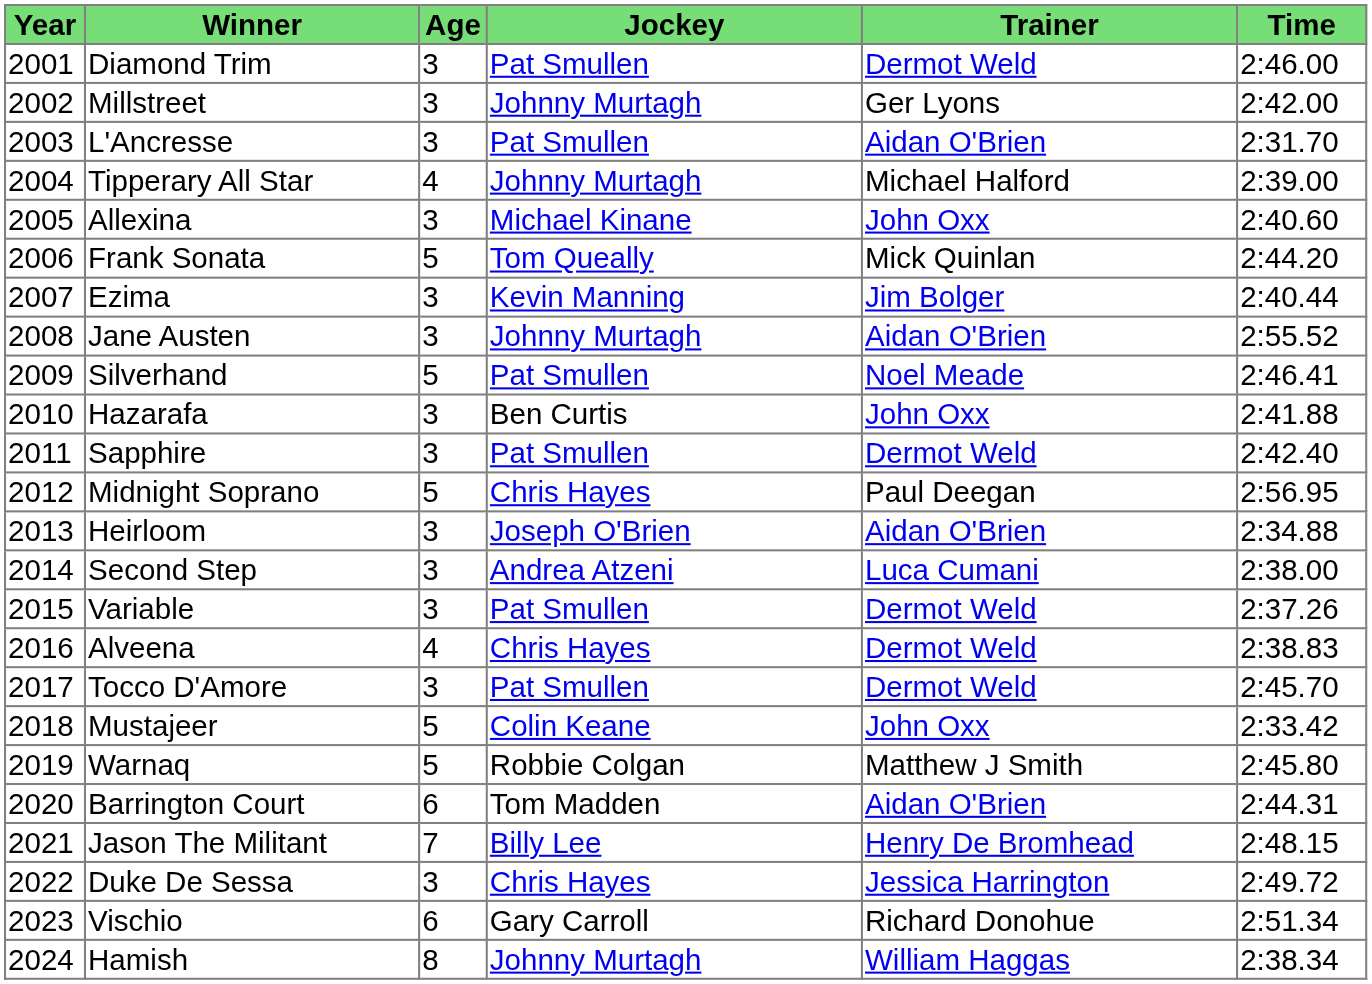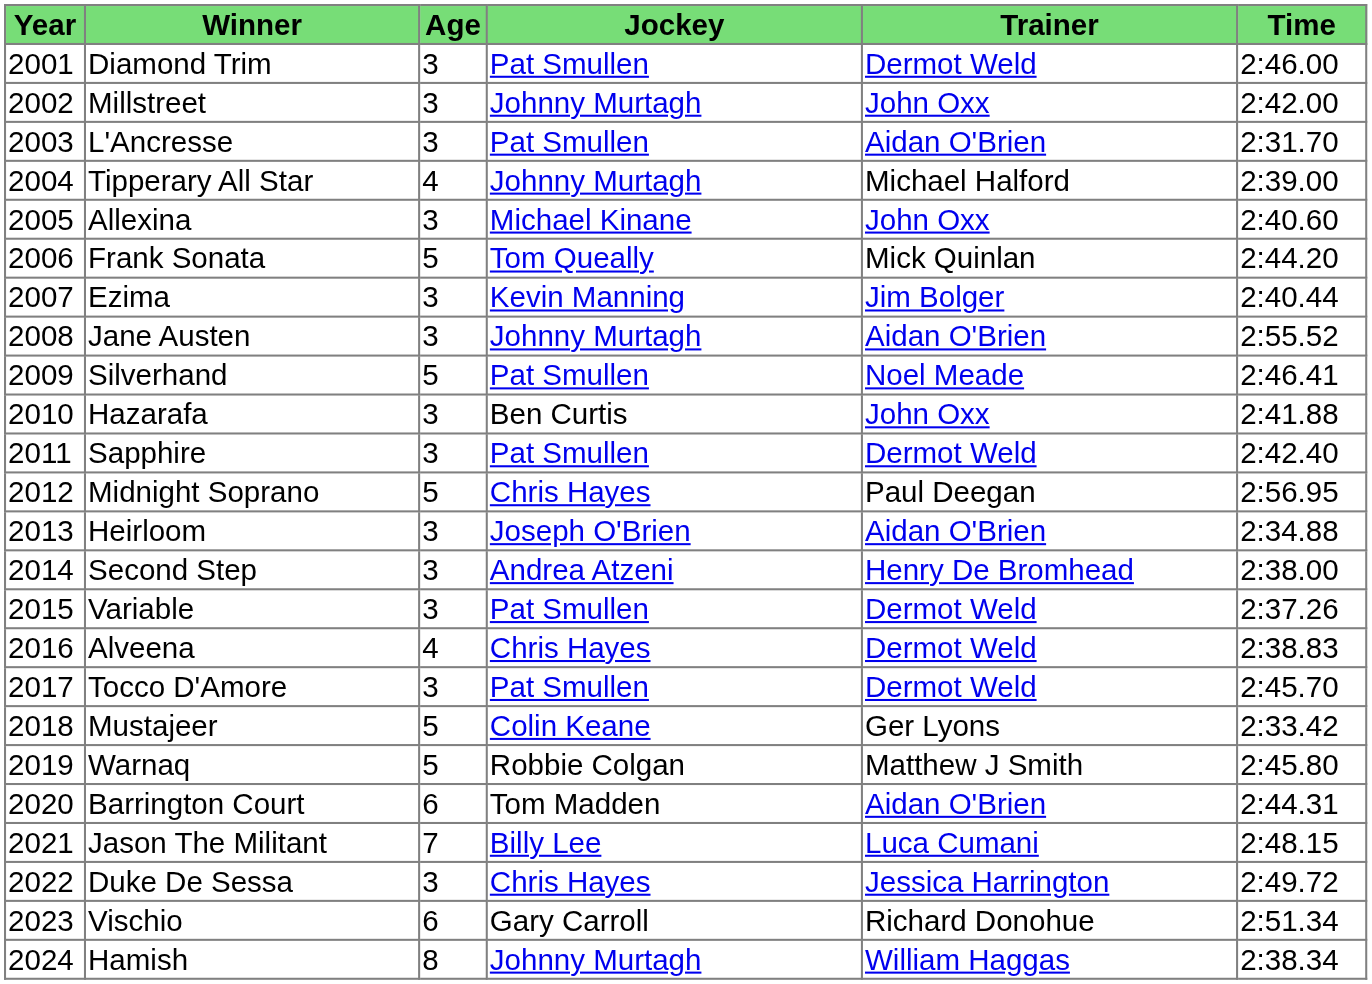(933, 102) Ger Lyons -> (927, 102) John Oxx
(952, 570) Luca Cumani -> (999, 570) Henry De Bromhead
(927, 726) John Oxx -> (933, 726) Ger Lyons
(999, 842) Henry De Bromhead -> (952, 842) Luca Cumani
